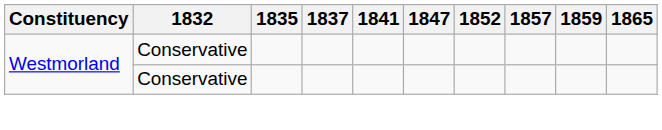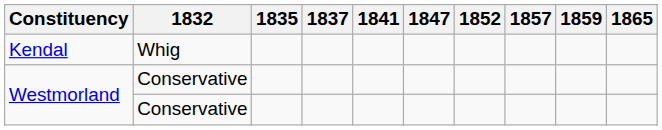+ row: (38, 49)
